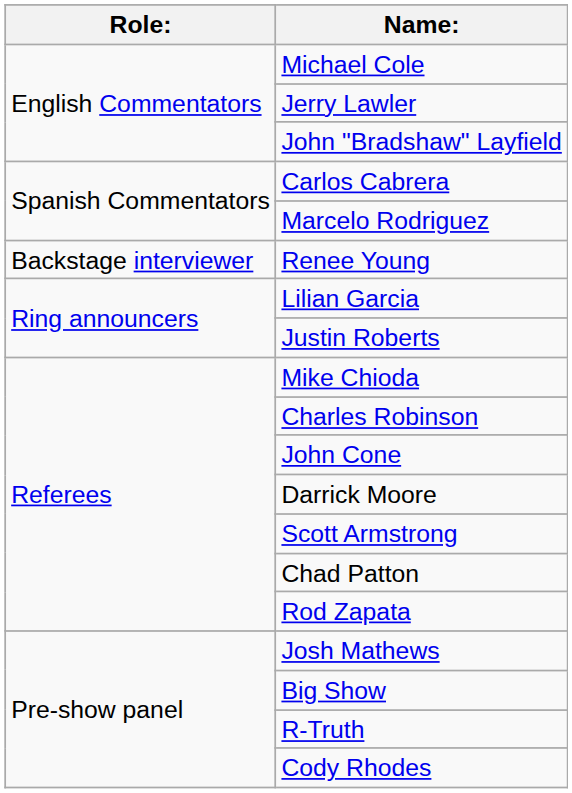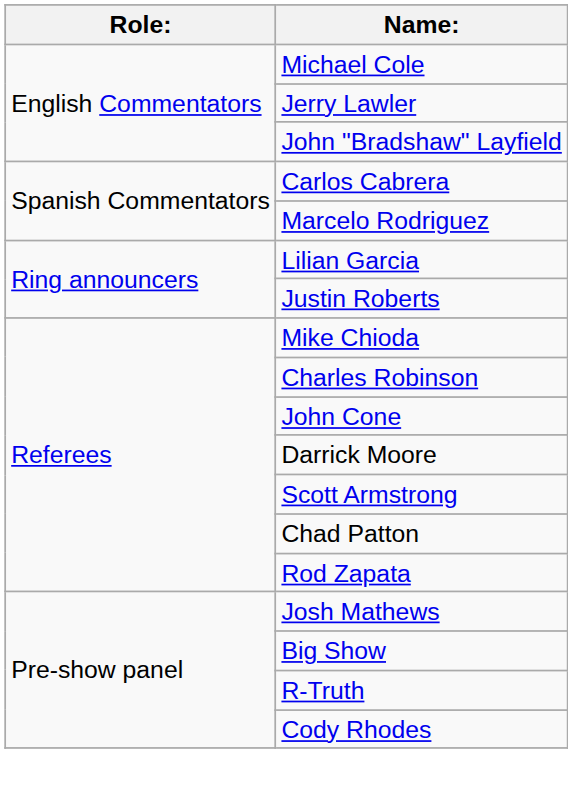- row: (356, 260)
